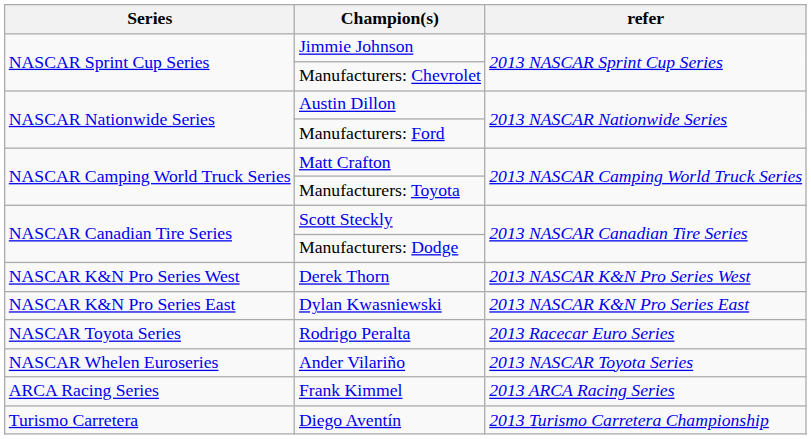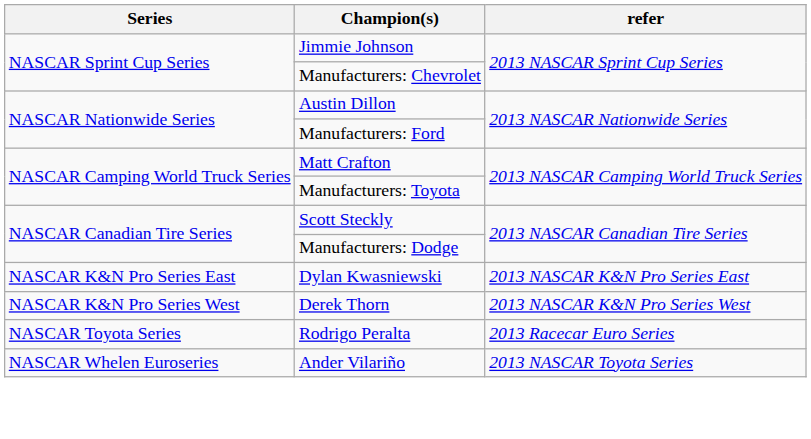rows swapped: (370, 305) <-> (344, 276)
- row: (351, 391)
- row: (350, 419)
